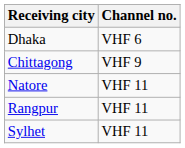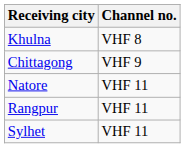- row: (27, 39)
+ row: (29, 39)
